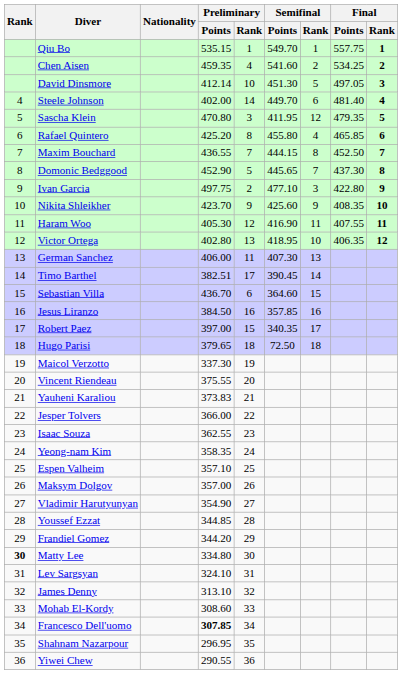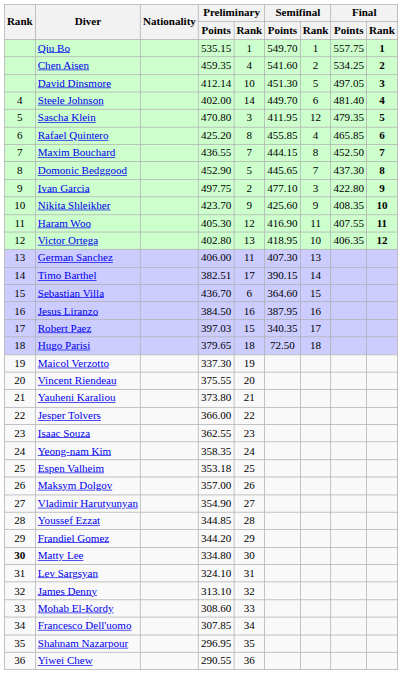(282, 135) 455.80 -> (282, 135) 455.85
(282, 275) 390.45 -> (282, 275) 390.15
(282, 310) 357.85 -> (282, 310) 387.95
(216, 328) 397.00 -> (216, 328) 397.03
(216, 398) 373.83 -> (216, 398) 373.80
(216, 468) 357.10 -> (216, 468) 353.18
(216, 626) bold -> (216, 626) normal
